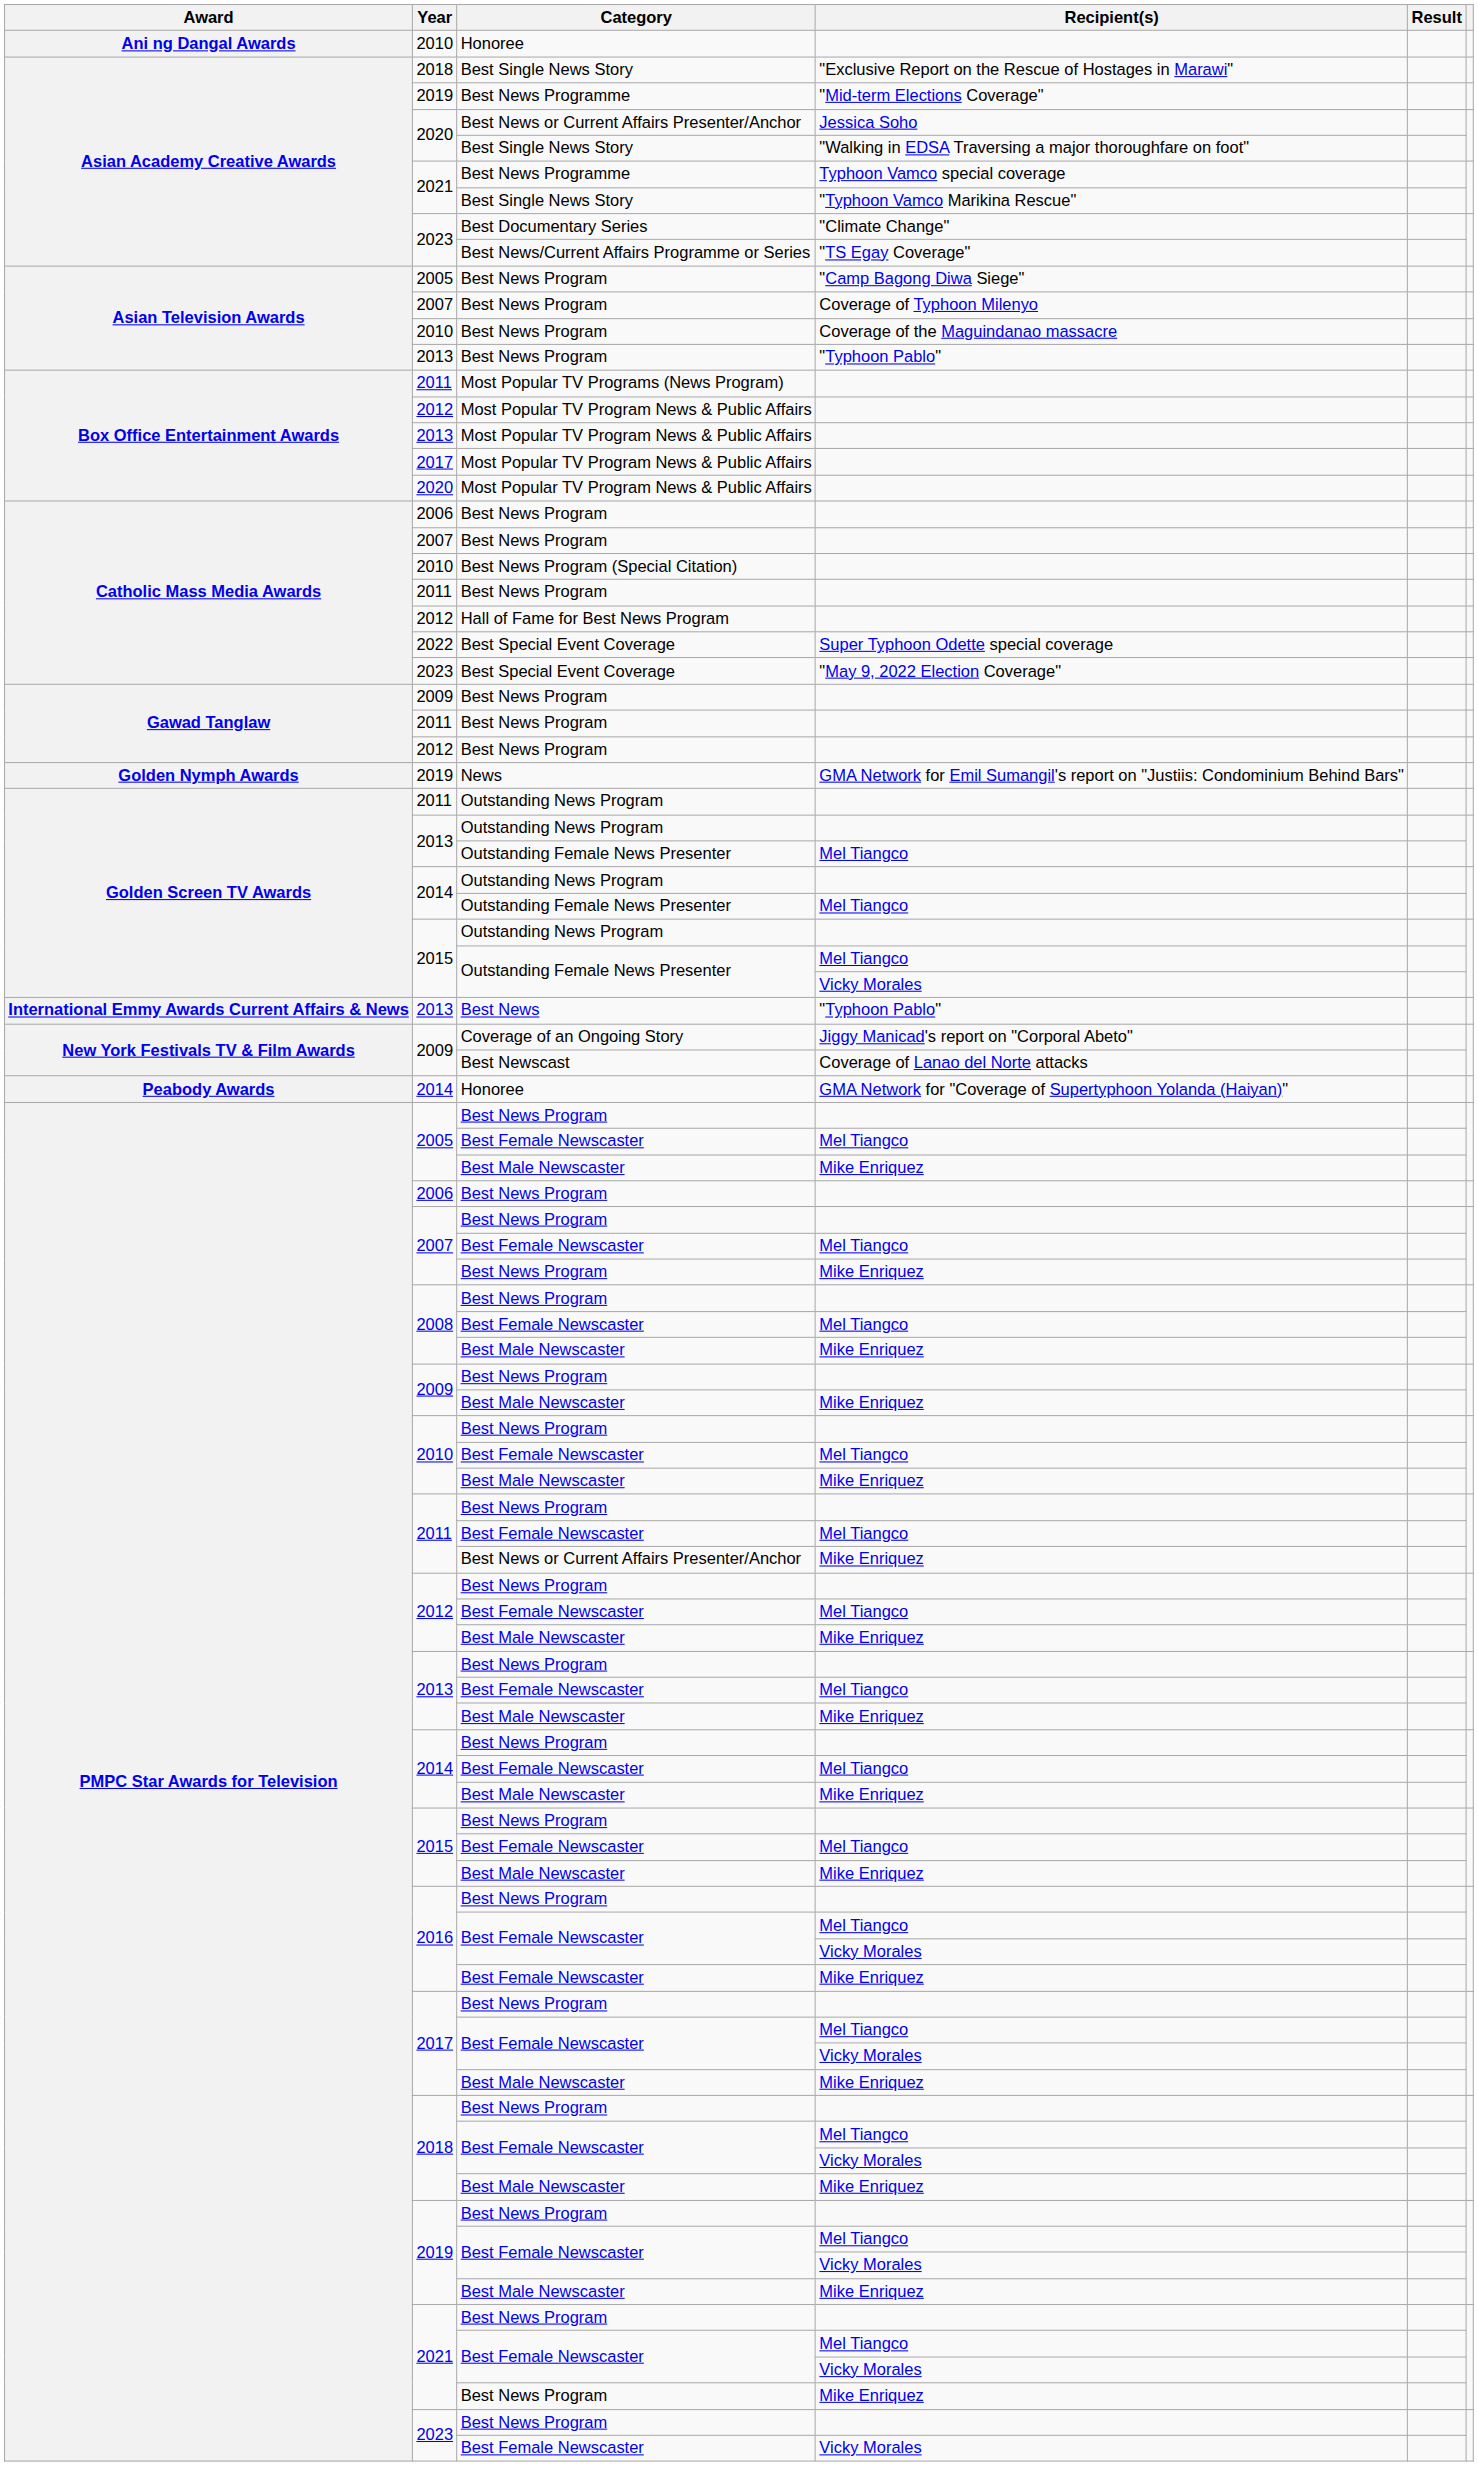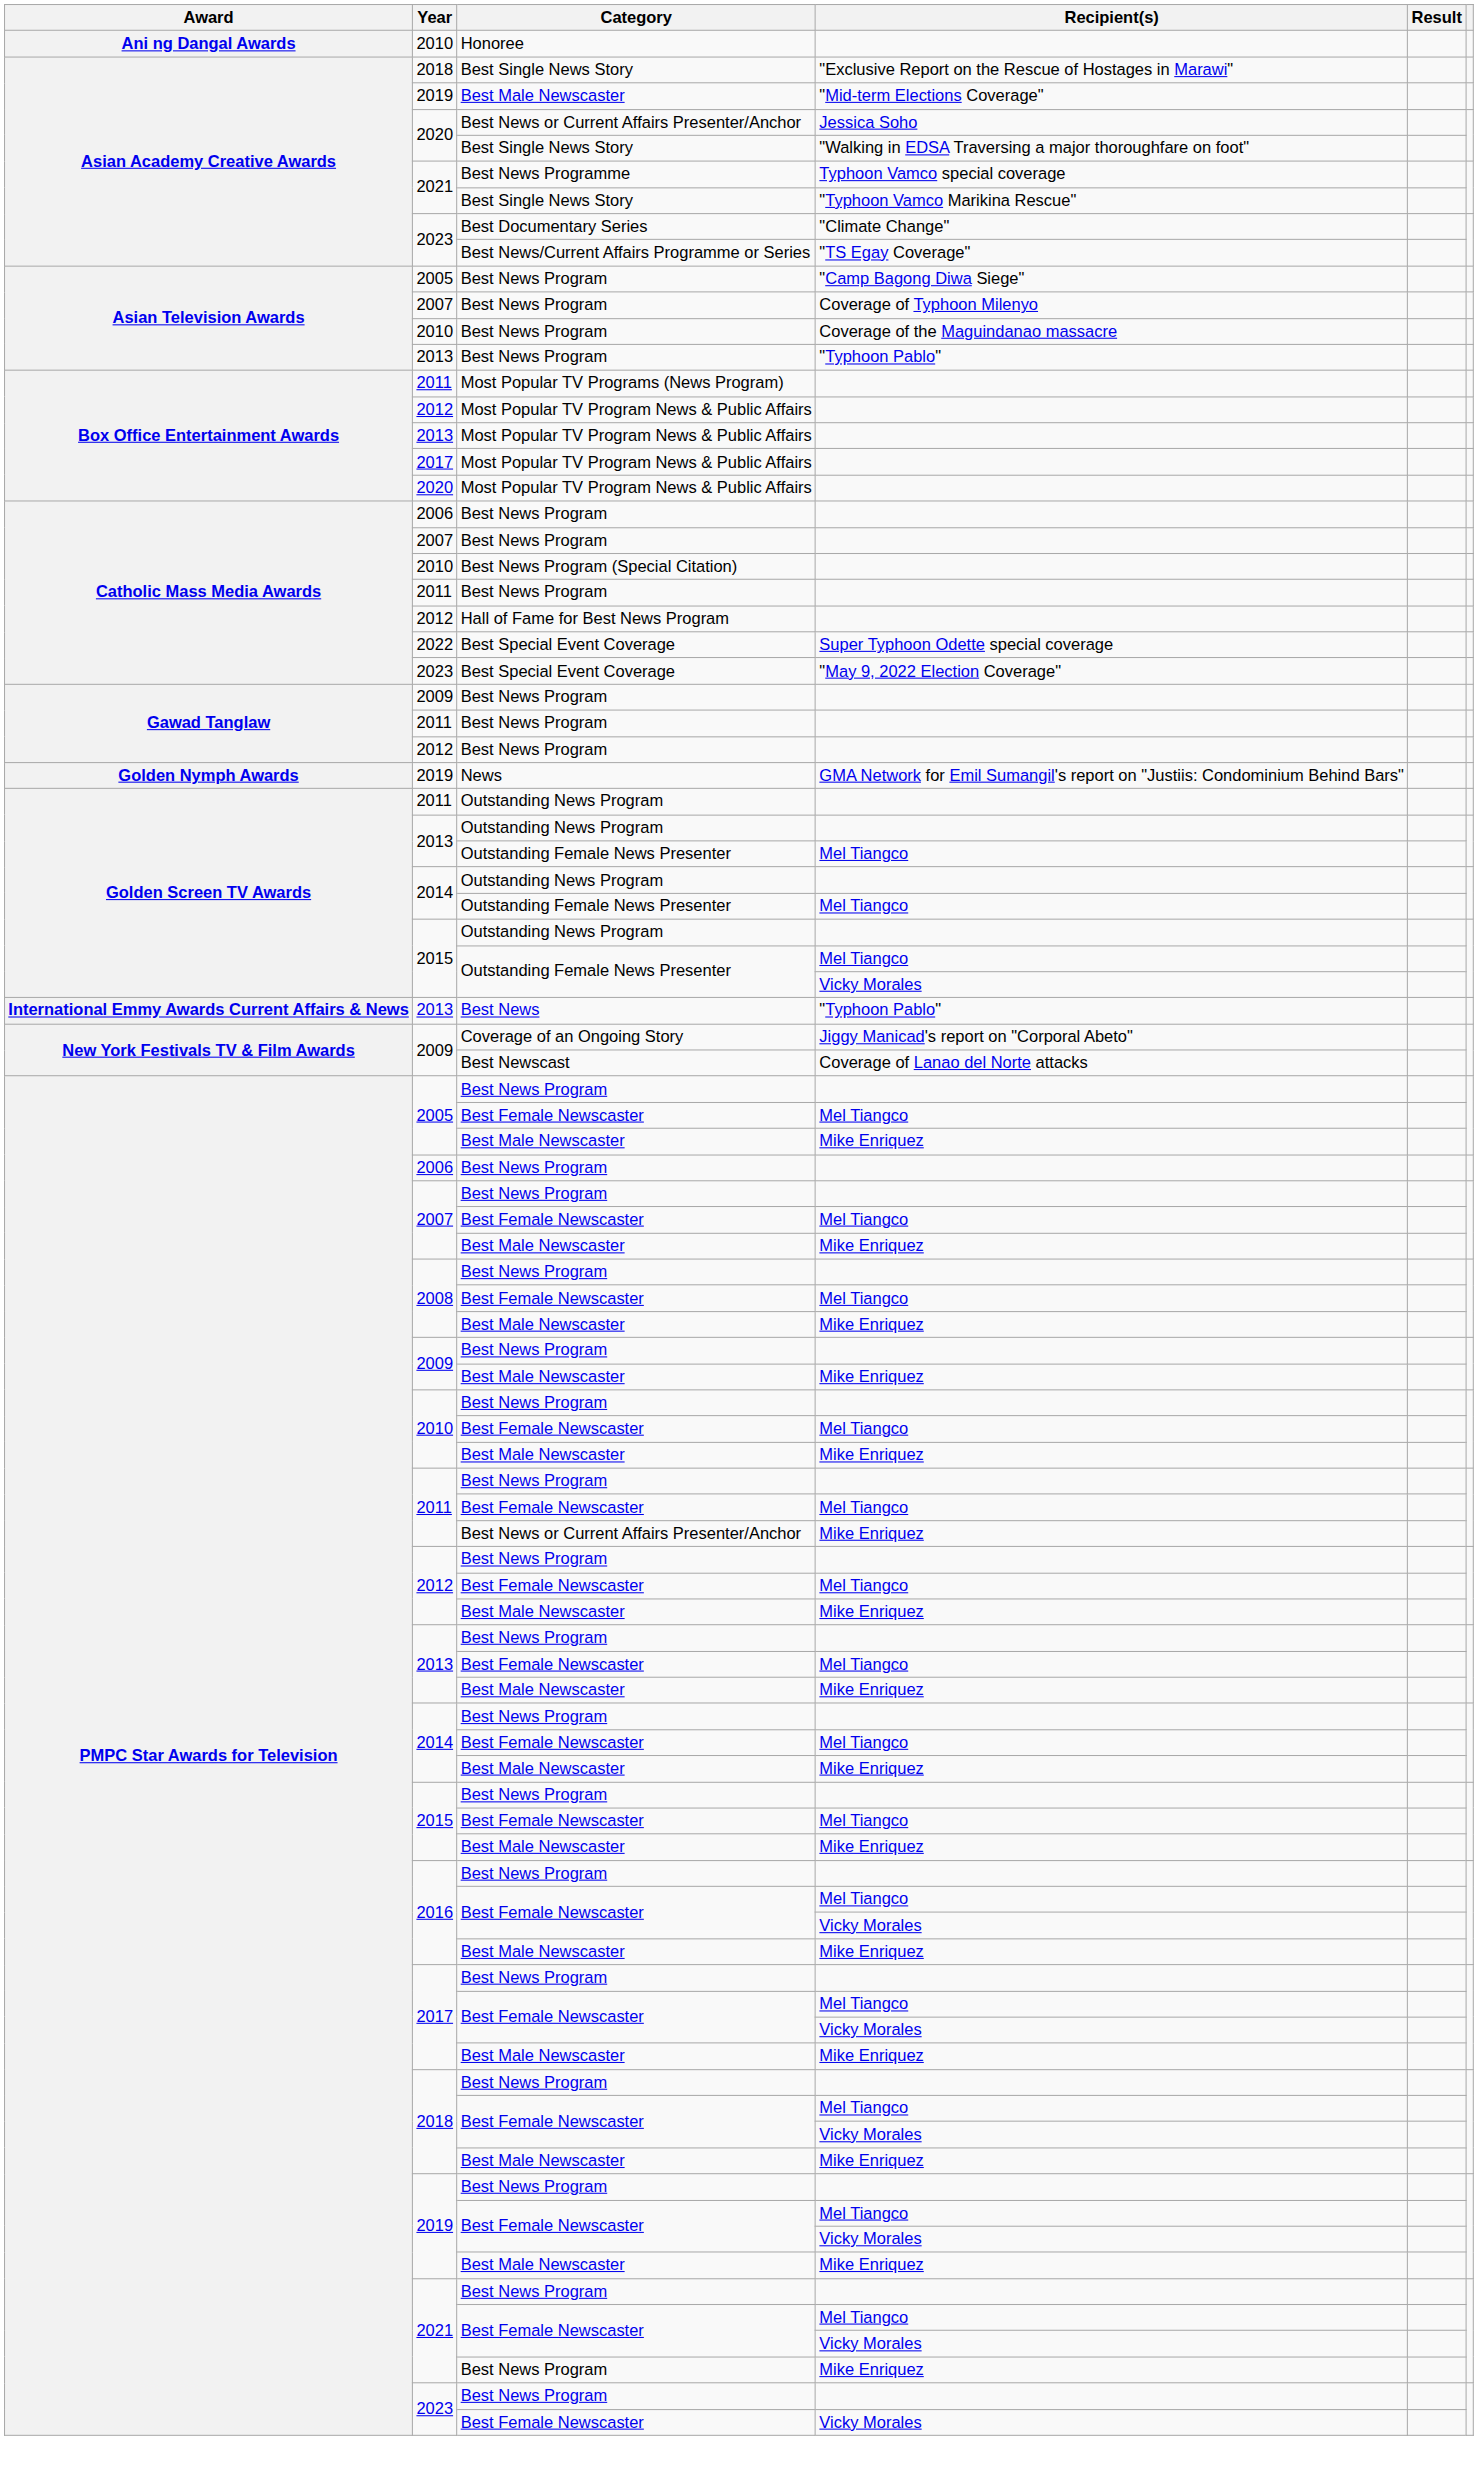(545, 95) Best News Programme -> (543, 95) Best Male Newscaster
- row: (435, 1089)
(534, 1272) Best News Program -> (543, 1245) Best Male Newscaster
(552, 1977) Best Female Newscaster -> (543, 1951) Best Male Newscaster
